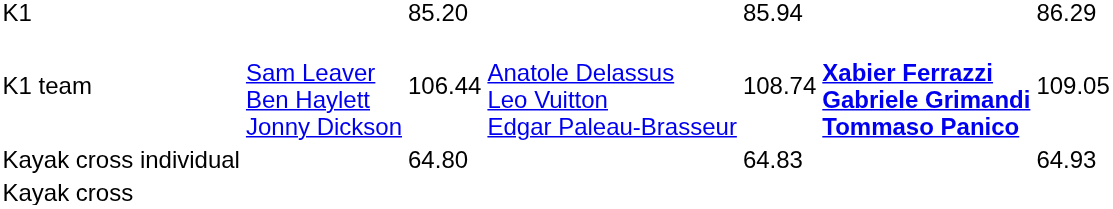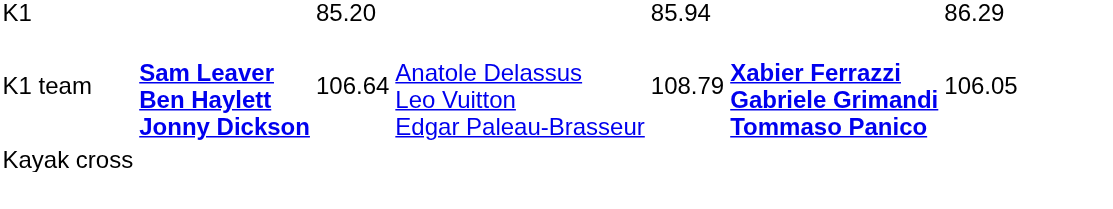(324, 99) normal -> (225, 99) bold
(445, 86) 106.44 -> (353, 86) 106.64
(780, 86) 108.74 -> (688, 86) 108.79
(1073, 86) 109.05 -> (981, 86) 106.05
- row: (121, 159)
